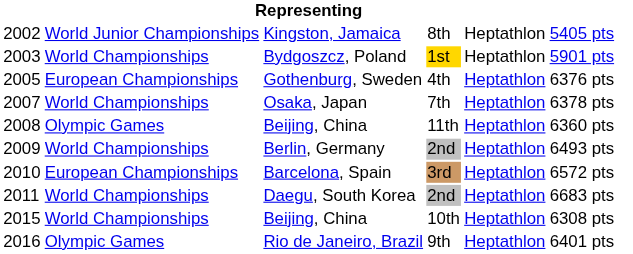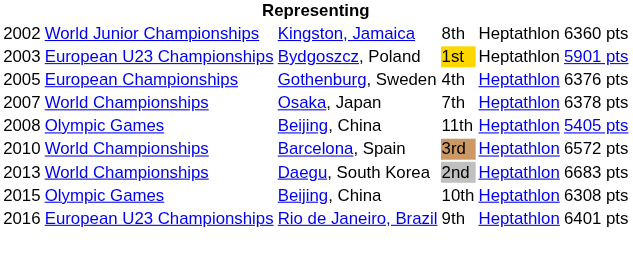(582, 33) 5405 pts -> (596, 33) 6360 pts
(127, 56) World Championships -> (159, 56) European U23 Championships
(582, 126) 6360 pts -> (596, 126) 5405 pts
- row: (324, 149)
(141, 172) European Championships -> (127, 149) World Championships
(21, 195) 2011 -> (22, 172) 2013
(127, 218) World Championships -> (104, 195) Olympic Games
(104, 241) Olympic Games -> (159, 218) European U23 Championships
